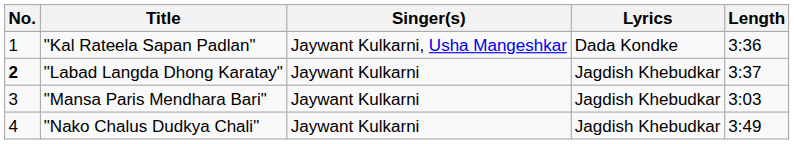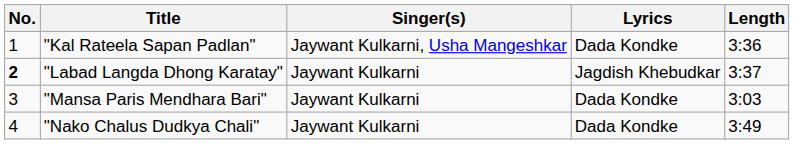(648, 99) Jagdish Khebudkar -> (626, 99) Dada Kondke
(648, 126) Jagdish Khebudkar -> (626, 126) Dada Kondke
